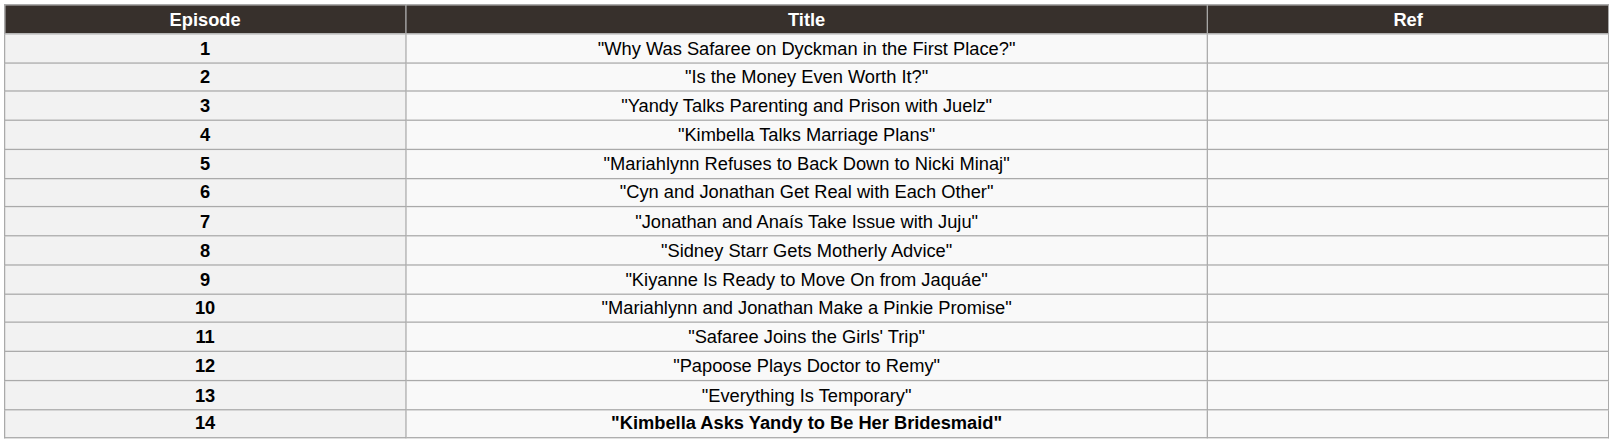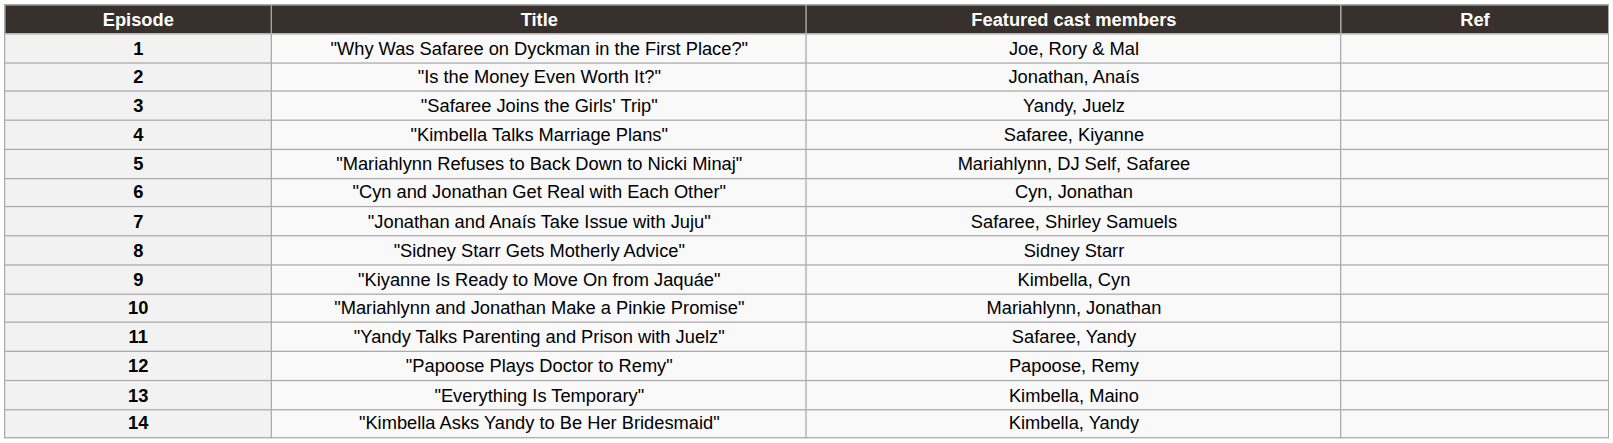+ column: (1074, 19)
(807, 106) "Yandy Talks Parenting and Prison with Juelz" -> (539, 106) "Safaree Joins the Girls' Trip"
(807, 337) "Safaree Joins the Girls' Trip" -> (539, 337) "Yandy Talks Parenting and Prison with Juelz"
(807, 424) bold -> (539, 424) normal
